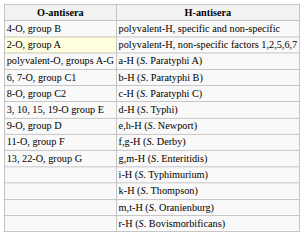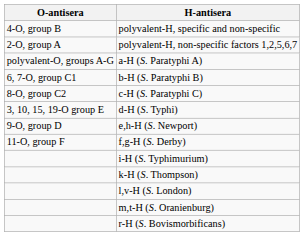(34, 45) lightyellow background -> (34, 45) no background
- row: (163, 158)
+ row: (155, 191)
